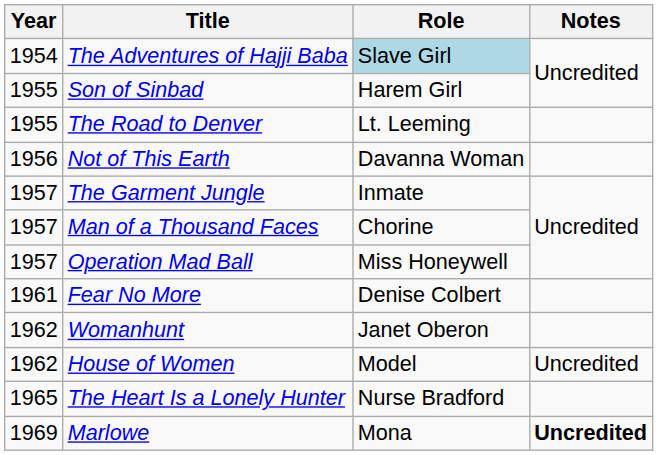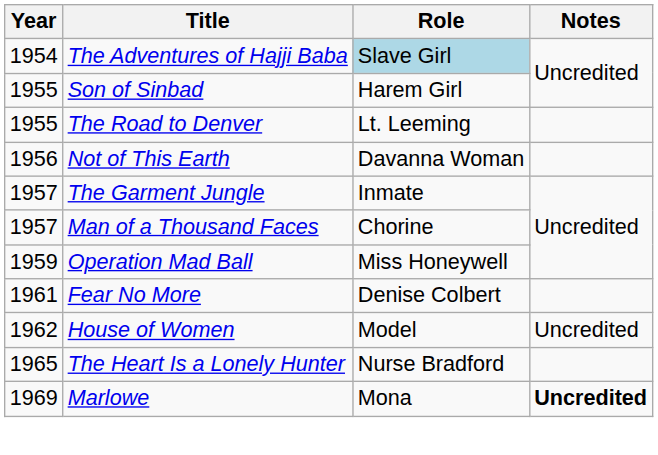(34, 261) 1957 -> (34, 261) 1959
- row: (126, 329)
